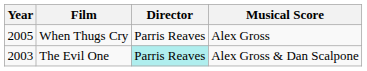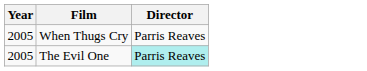- column: (285, 14)
(20, 55) 2003 -> (20, 55) 2005
